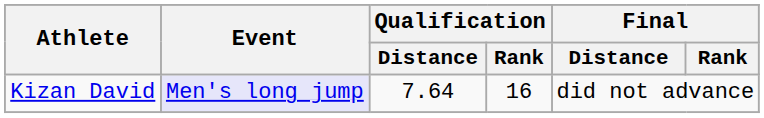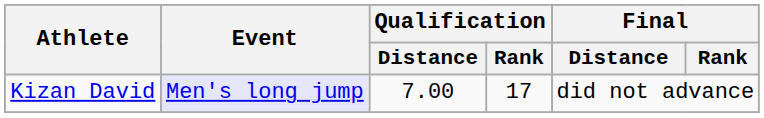(428, 93) 7.64 -> (428, 93) 7.00
(519, 93) 16 -> (519, 93) 17
